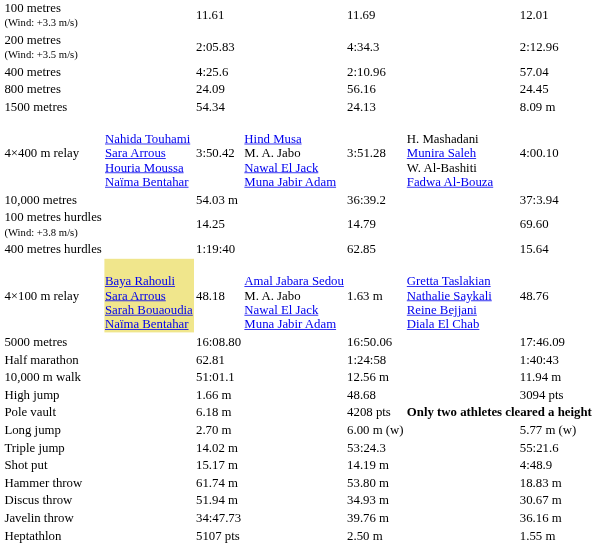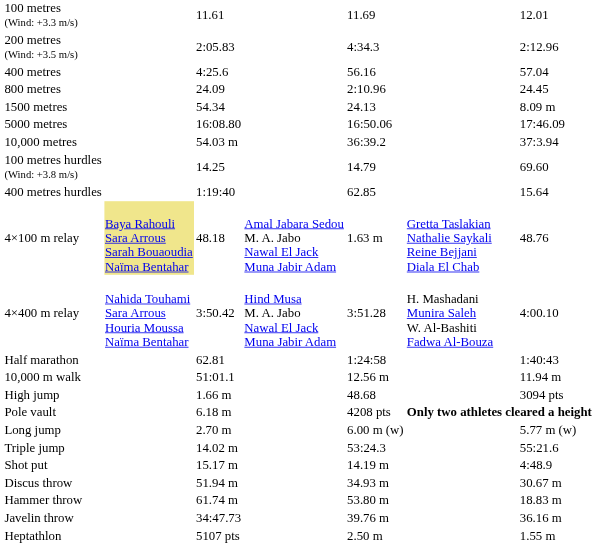(366, 71) 2:10.96 -> (361, 71) 56.16
(361, 89) 56.16 -> (366, 89) 2:10.96
rows swapped: (36, 342) <-> (42, 153)
rows swapped: (38, 500) <-> (43, 482)
